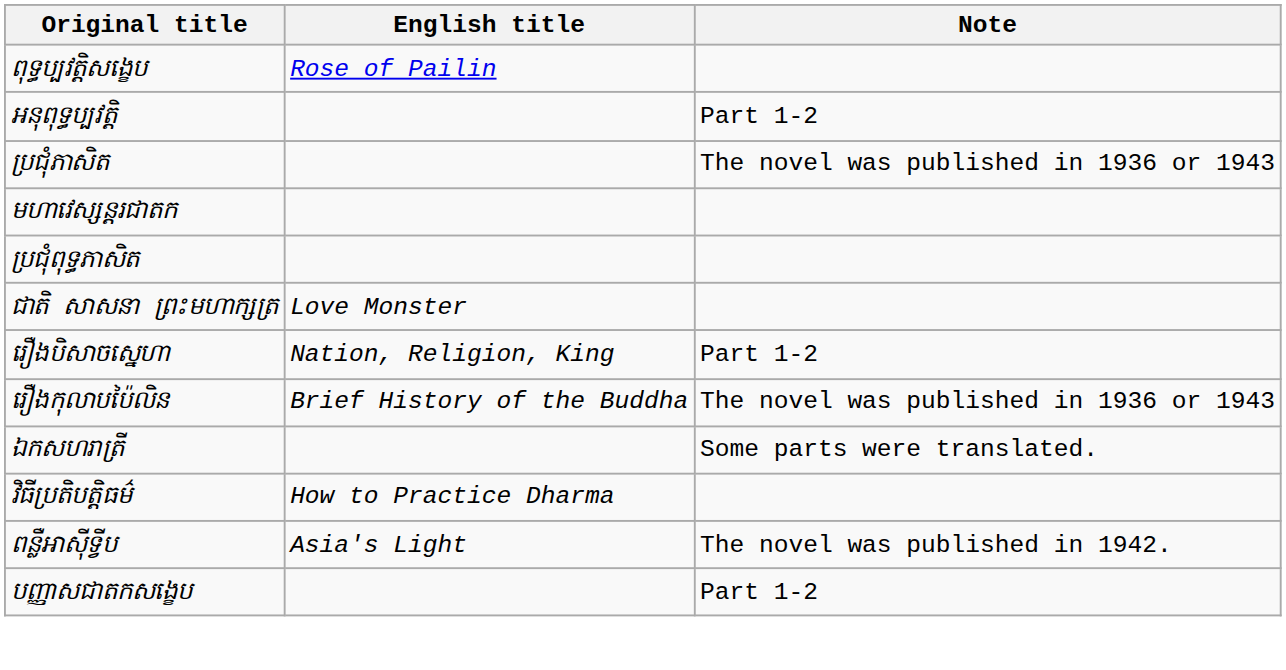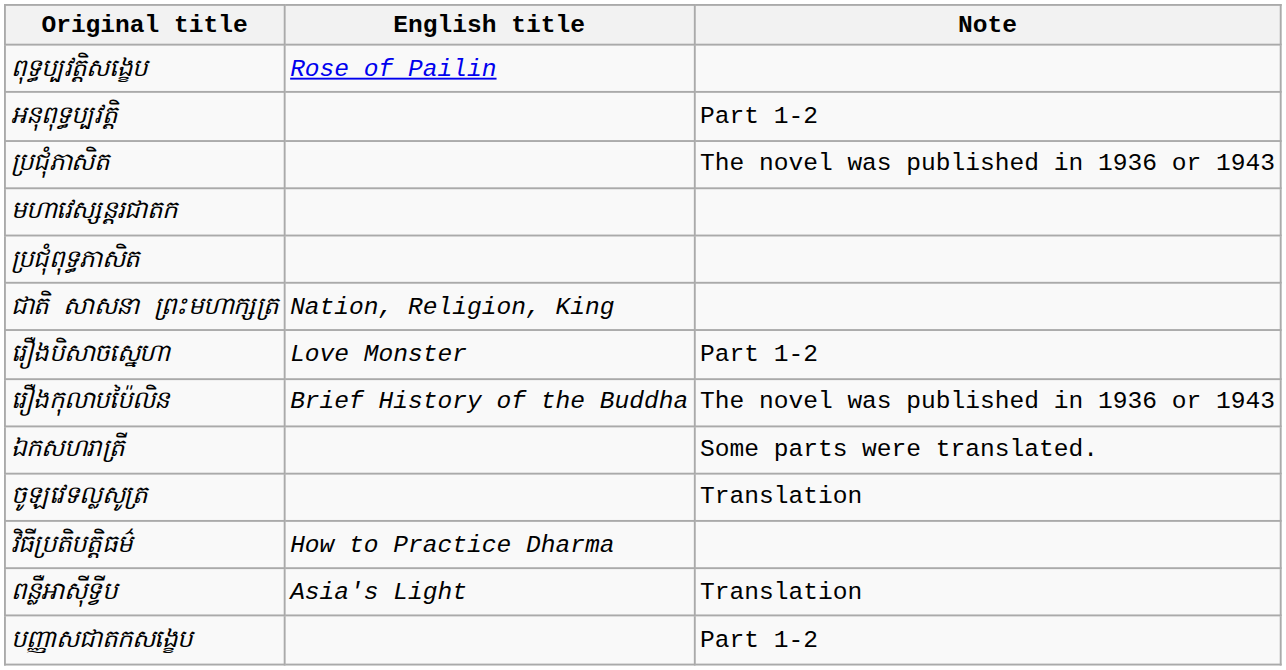(379, 307) Love Monster -> (452, 307) Nation, Religion, King
(452, 354) Nation, Religion, King -> (379, 354) Love Monster
+ row: (79, 497)
(936, 545) The novel was published in 1942. -> (781, 592) Translation
